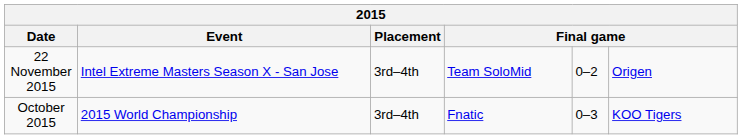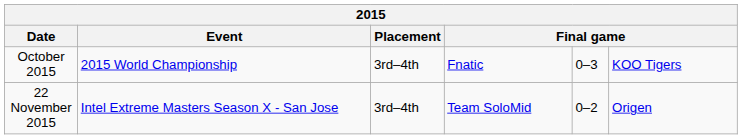rows swapped: (41, 115) <-> (41, 72)
